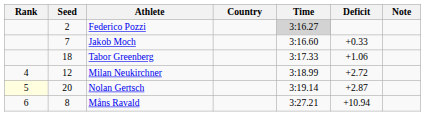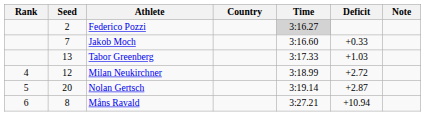(67, 57) 18 -> (67, 57) 13
(357, 57) +1.06 -> (357, 57) +1.03
(26, 88) lightyellow background -> (26, 88) no background
